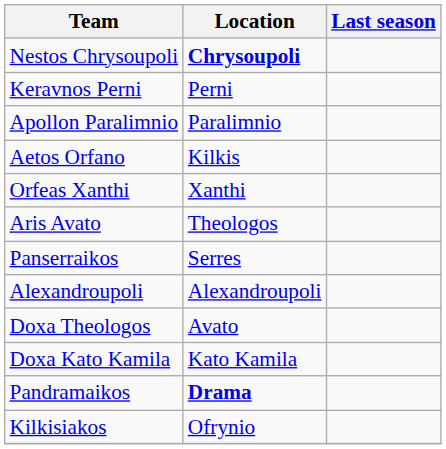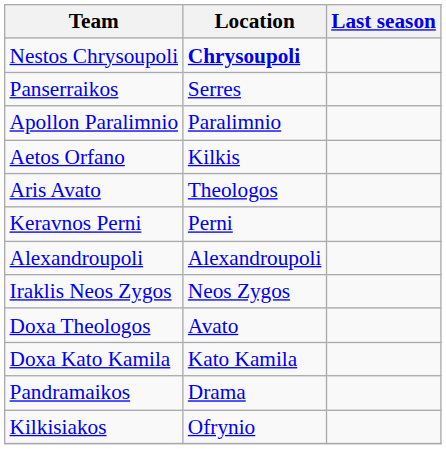rows swapped: (64, 257) <-> (75, 88)
- row: (70, 190)
+ row: (91, 291)
(220, 392) bold -> (217, 392) normal
